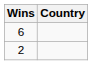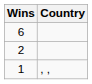+ row: (21, 69)
